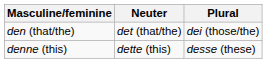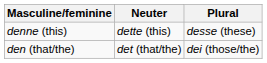rows swapped: (41, 31) <-> (37, 49)
